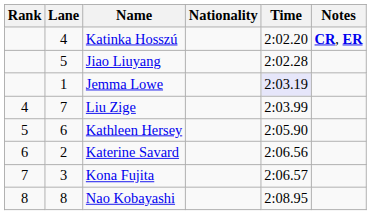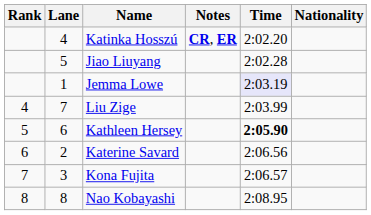columns swapped: (223, 15) <-> (339, 15)
(286, 130) normal -> (266, 130) bold
